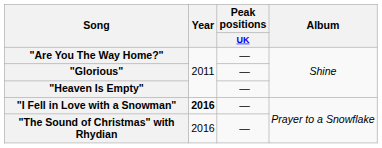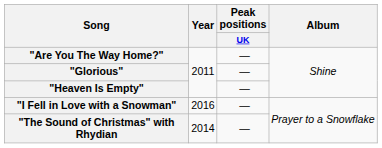(203, 105) bold -> (203, 105) normal
(203, 128) 2016 -> (203, 128) 2014
